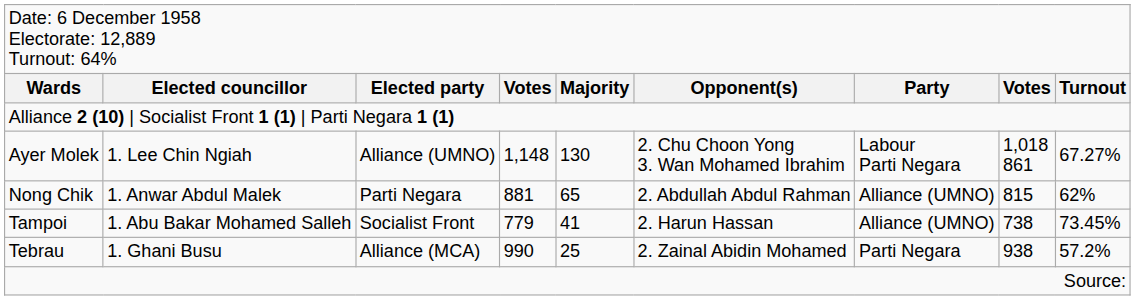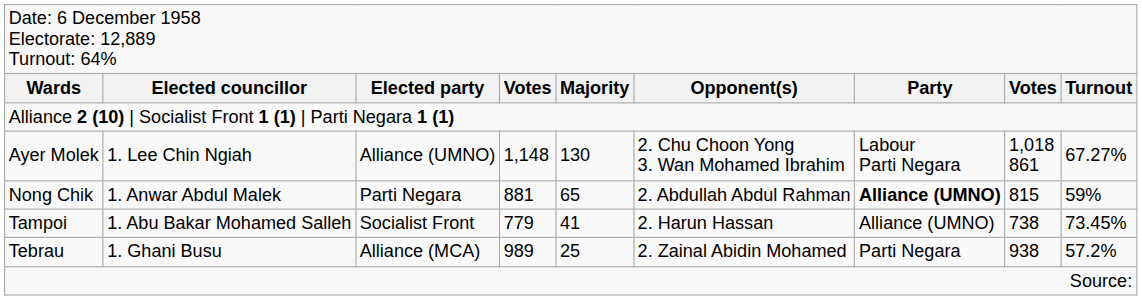(927, 194) normal -> (930, 194) bold
(1077, 194) 62% -> (1083, 194) 59%
(519, 251) 990 -> (519, 251) 989
